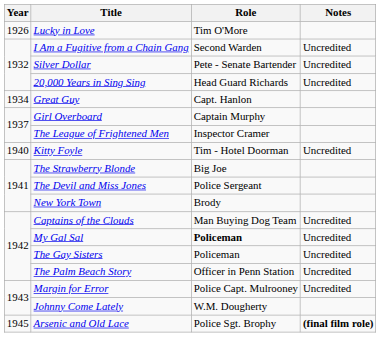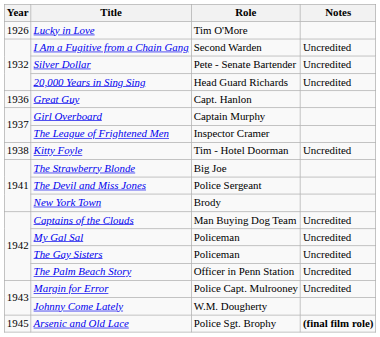(18, 99) 1934 -> (18, 99) 1936
(18, 151) 1940 -> (18, 151) 1938
(218, 237) bold -> (217, 237) normal
